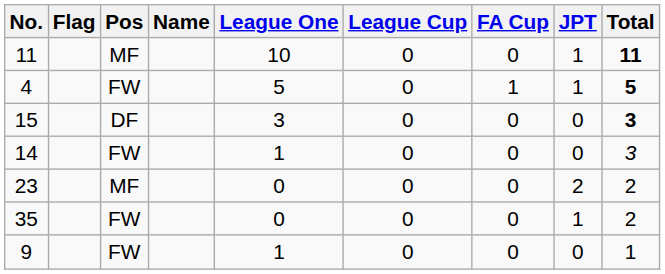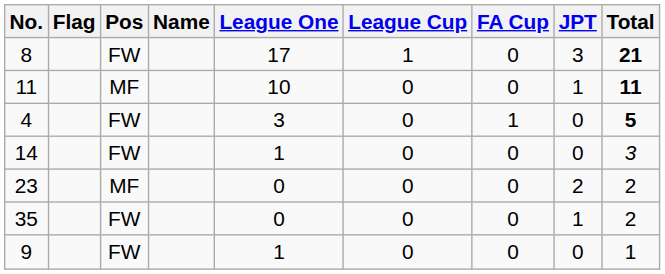+ row: (26, 54)
(279, 87) 5 -> (279, 120) 3
(578, 87) 1 -> (578, 120) 0
- row: (26, 120)
